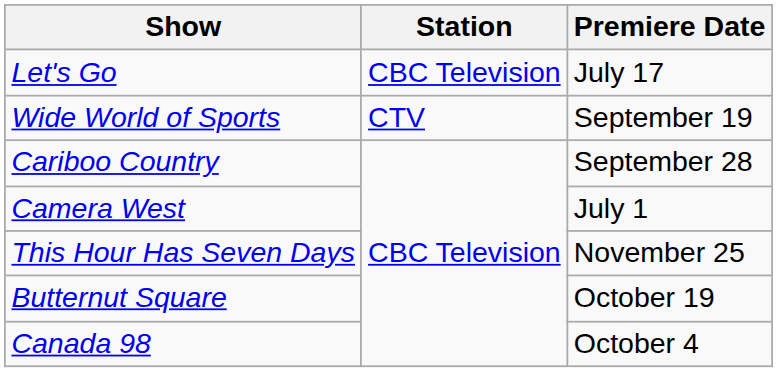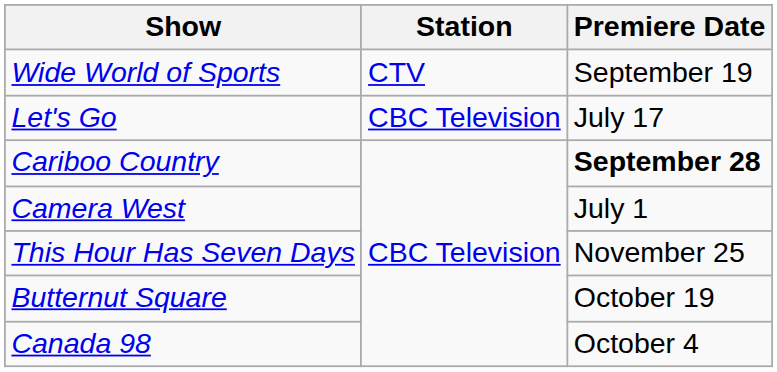rows swapped: (64, 72) <-> (146, 117)
(663, 162) normal -> (667, 162) bold
